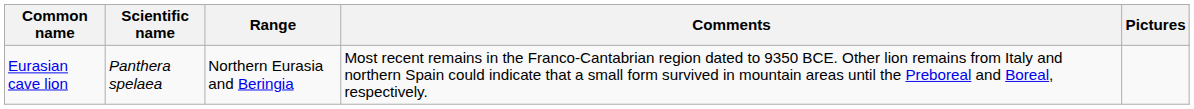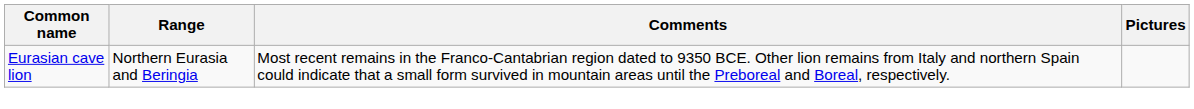- column: (155, 25)
